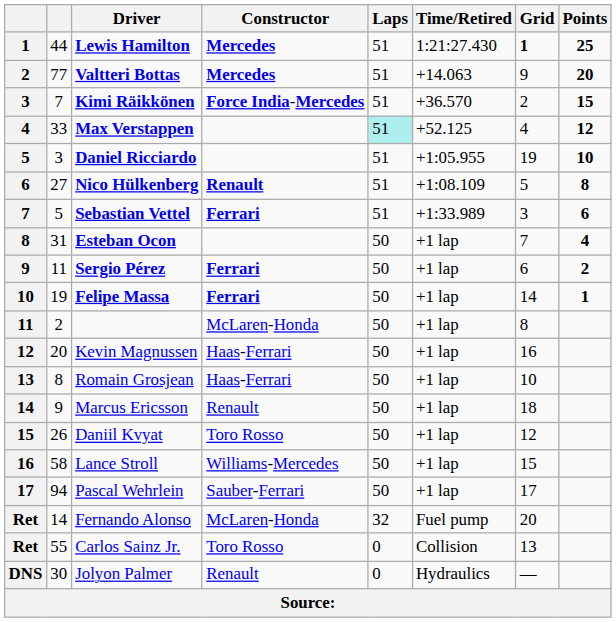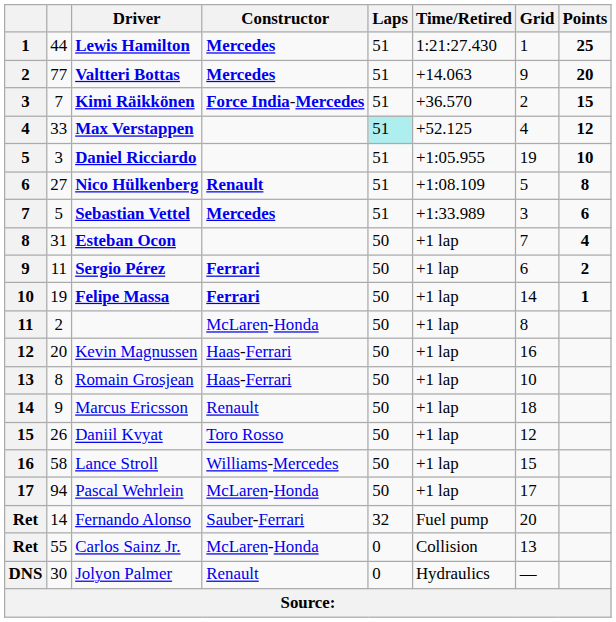(524, 45) bold -> (524, 45) normal
(233, 212) Ferrari -> (241, 212) Mercedes
(255, 490) Sauber-Ferrari -> (262, 490) McLaren-Honda
(262, 518) McLaren-Honda -> (255, 518) Sauber-Ferrari
(245, 546) Toro Rosso -> (262, 546) McLaren-Honda
